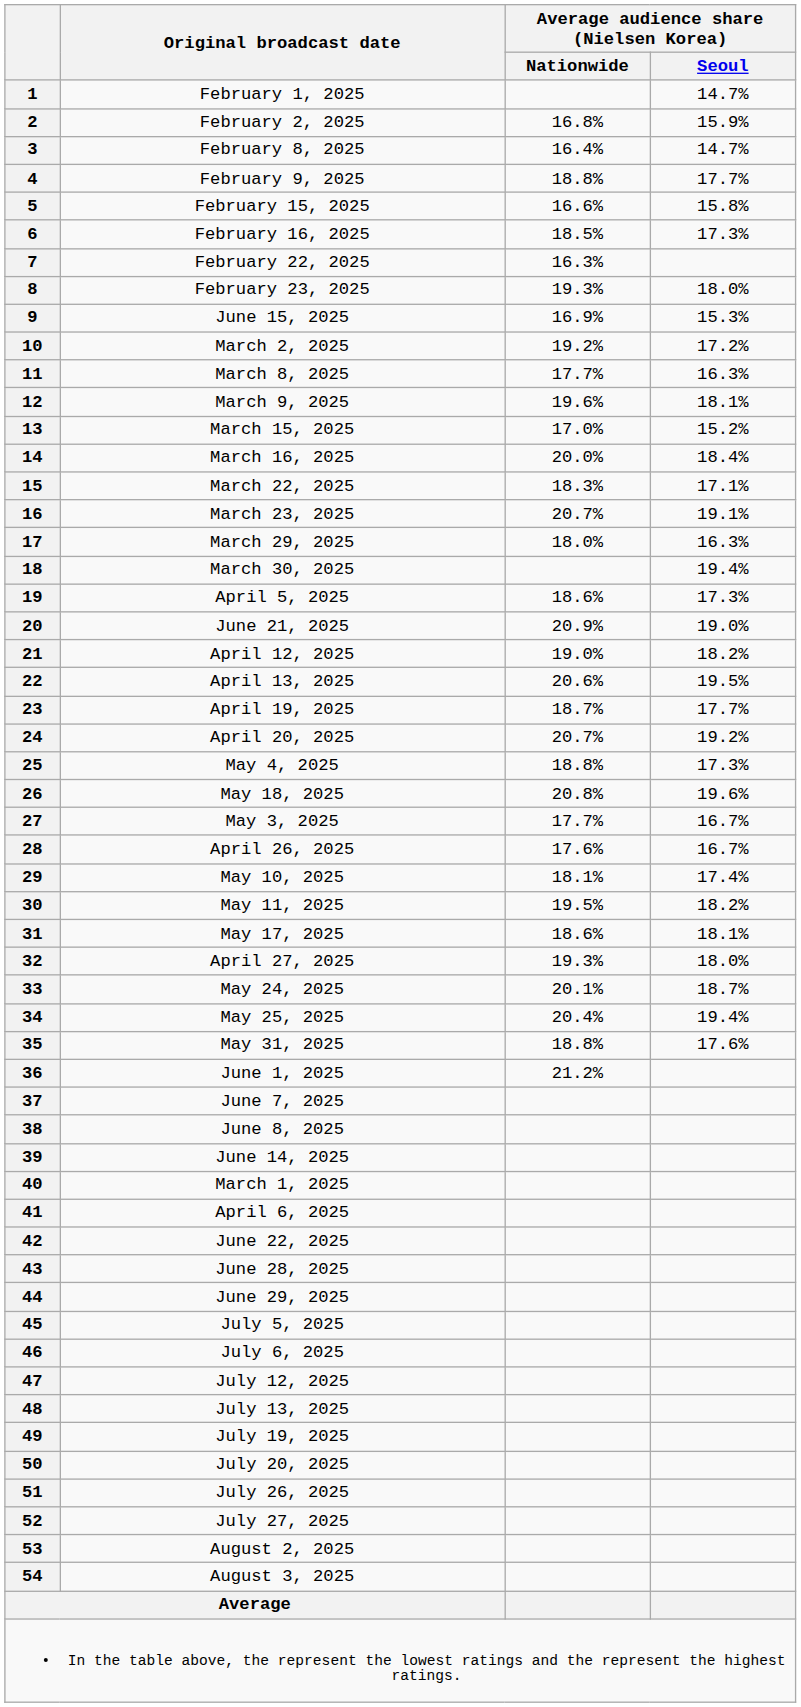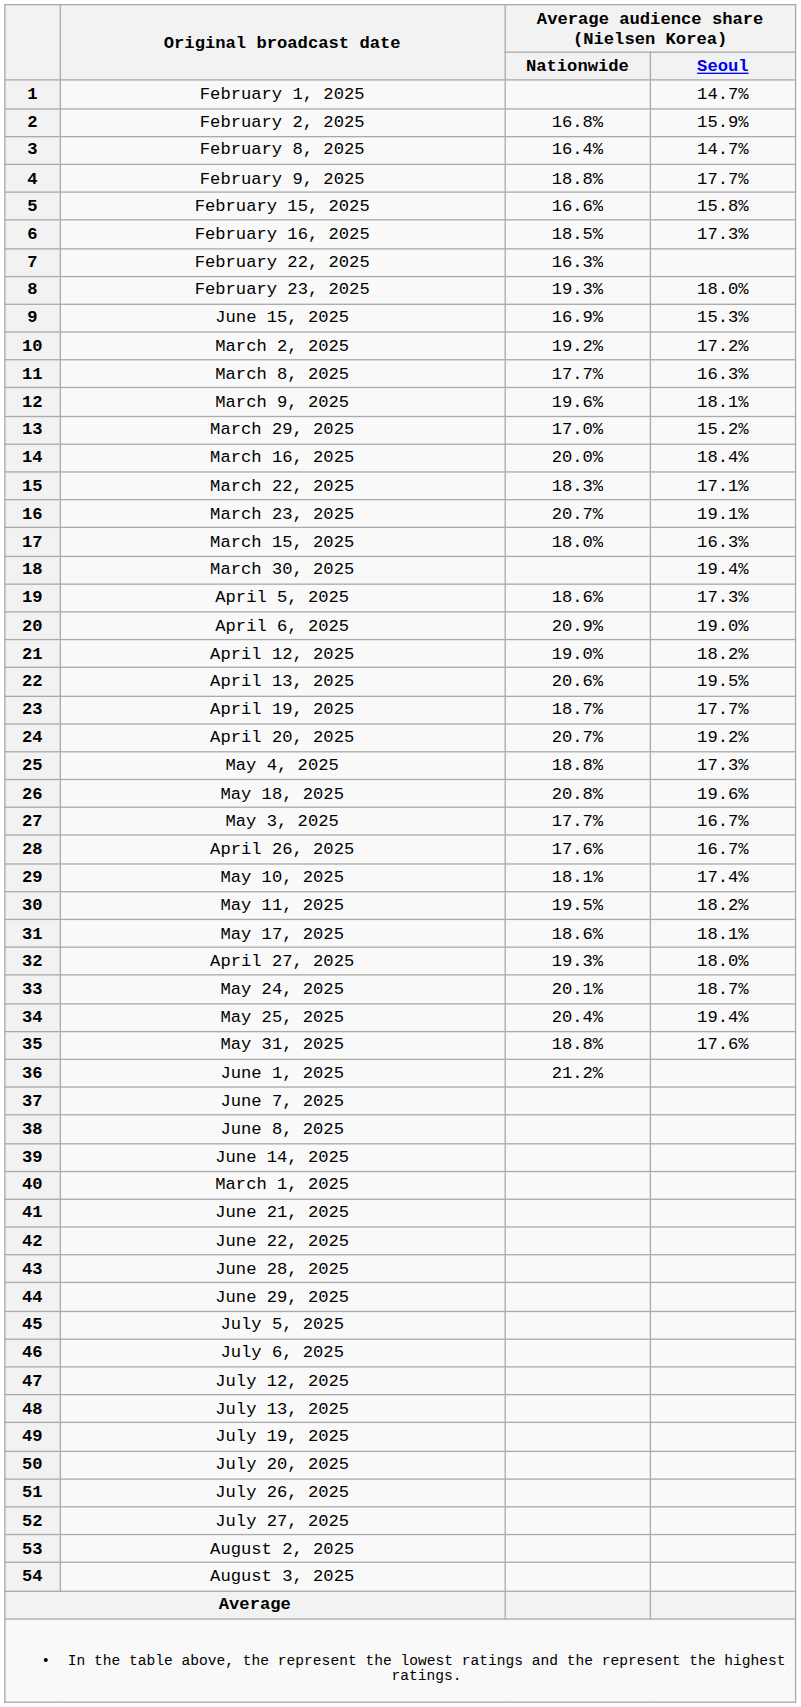(282, 430) March 15, 2025 -> (282, 430) March 29, 2025
(282, 542) March 29, 2025 -> (282, 542) March 15, 2025
(282, 626) June 21, 2025 -> (282, 626) April 6, 2025
(282, 1213) April 6, 2025 -> (282, 1213) June 21, 2025
